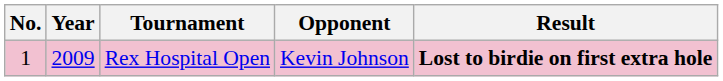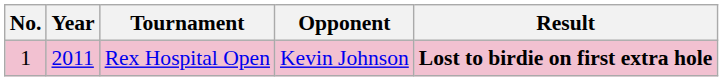(73, 58) 2009 -> (73, 58) 2011
